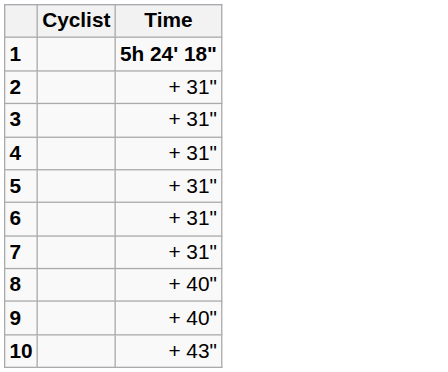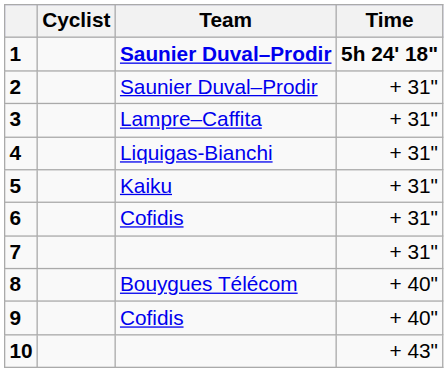+ column: (226, 20)
